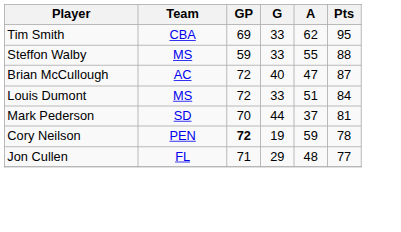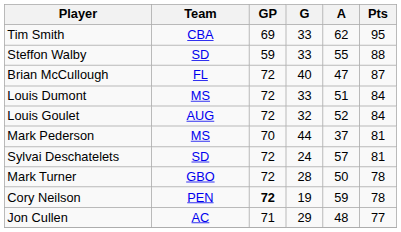(183, 55) MS -> (200, 55) SD
(183, 75) AC -> (200, 75) FL
+ row: (43, 116)
(183, 116) SD -> (200, 136) MS
+ row: (63, 156)
+ row: (42, 177)
(183, 156) FL -> (200, 217) AC
